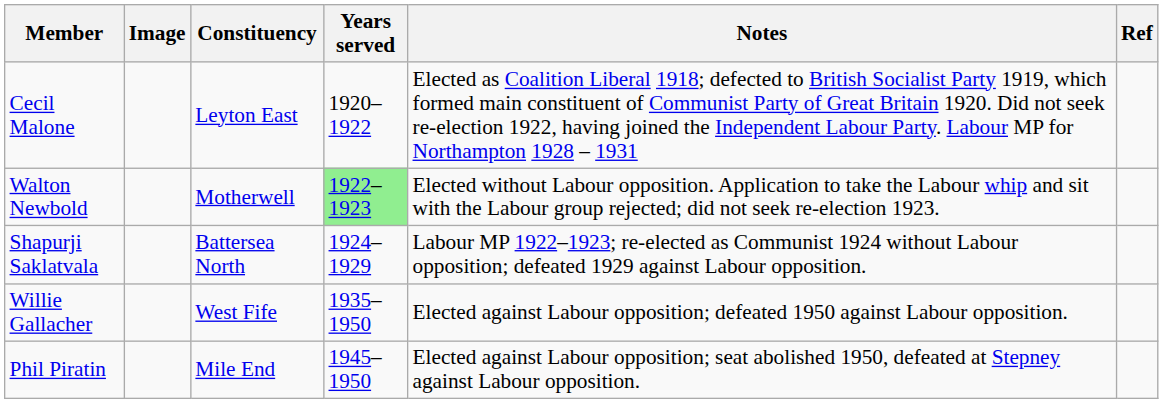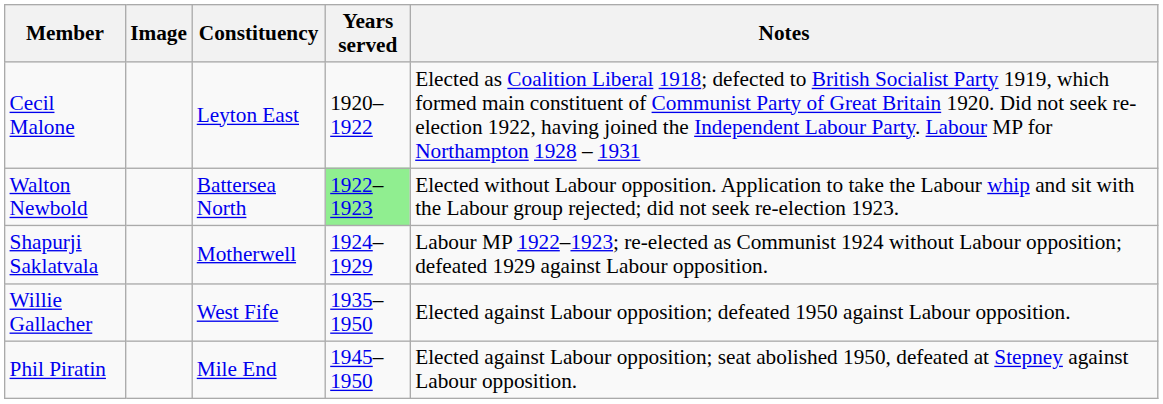- column: (1137, 33)
(245, 196) Motherwell -> (236, 196) Battersea North
(235, 254) Battersea North -> (246, 254) Motherwell
